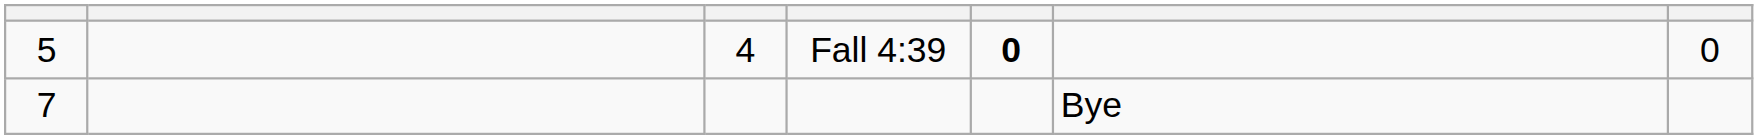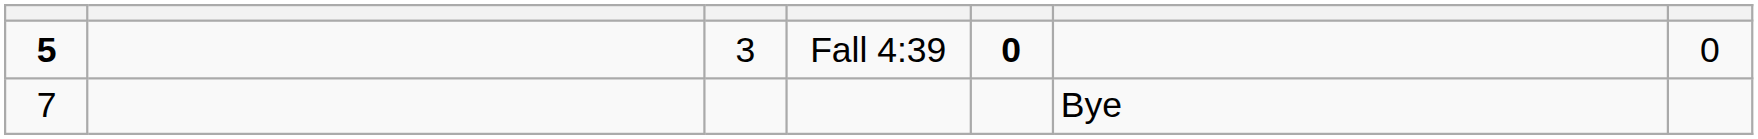(47, 49) normal -> (47, 49) bold
(745, 49) 4 -> (745, 49) 3
